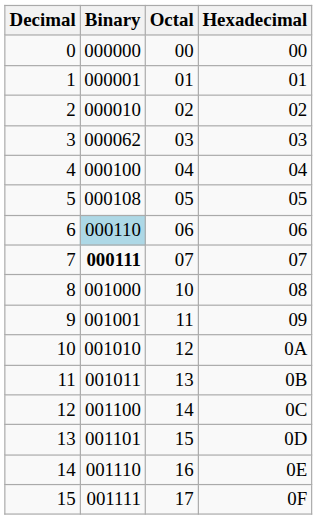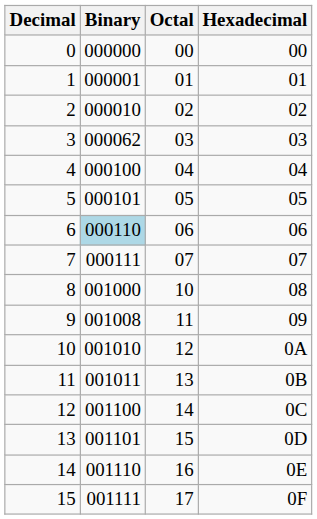(113, 200) 000108 -> (113, 200) 000101
(114, 259) bold -> (113, 259) normal
(113, 319) 001001 -> (113, 319) 001008
